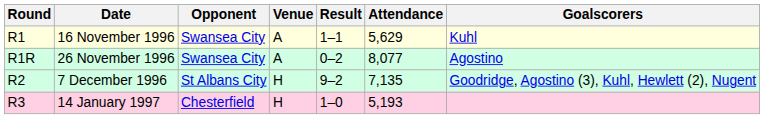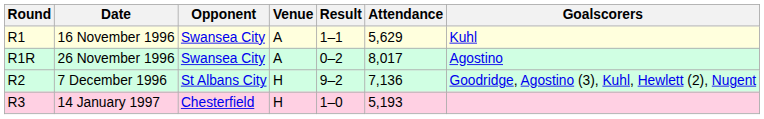(385, 59) 8,077 -> (385, 59) 8,017
(385, 80) 7,135 -> (385, 80) 7,136
